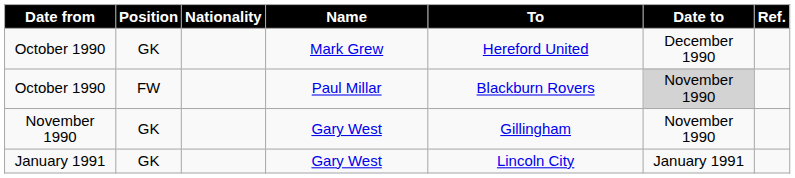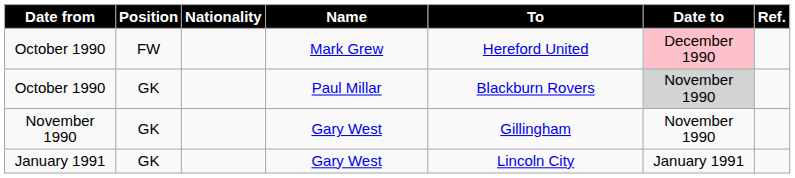(149, 49) GK -> (149, 49) FW
(699, 49) no background -> (699, 49) pink background
(149, 89) FW -> (149, 89) GK
